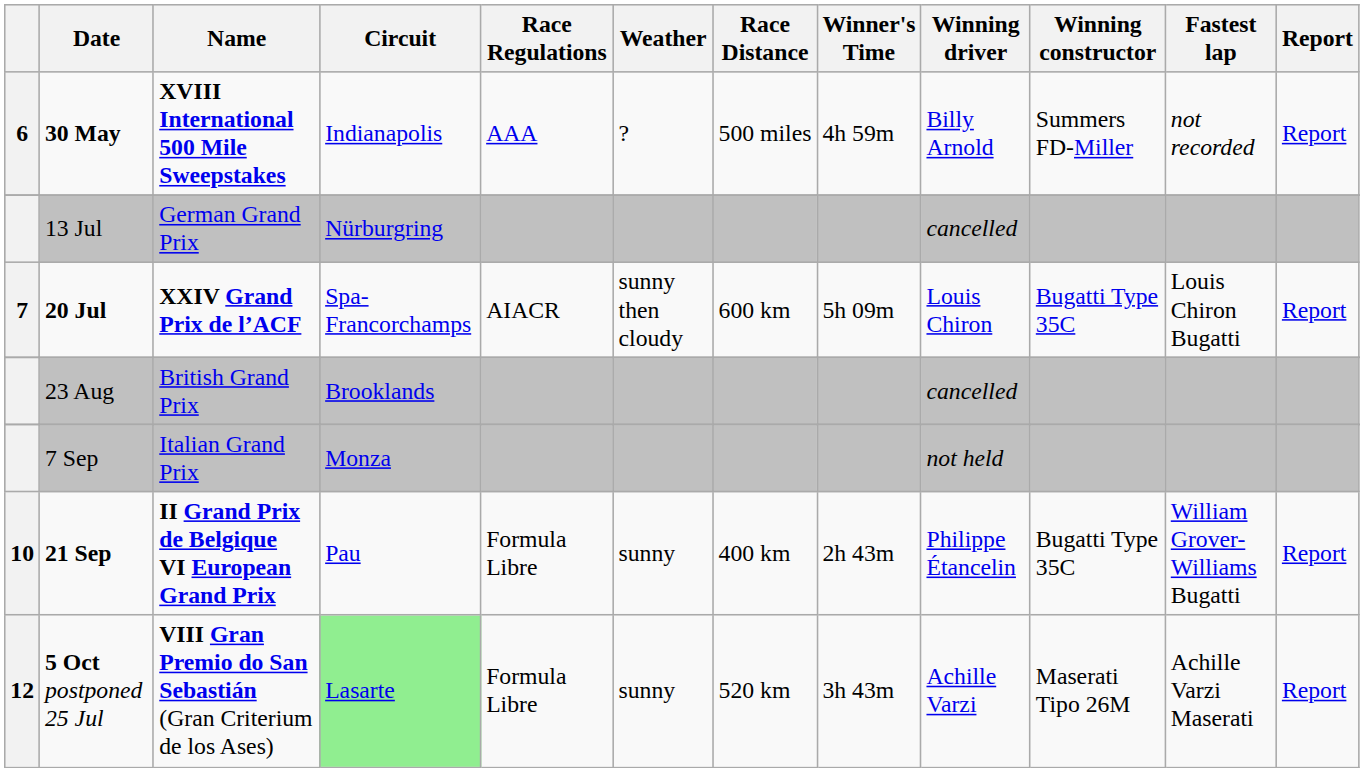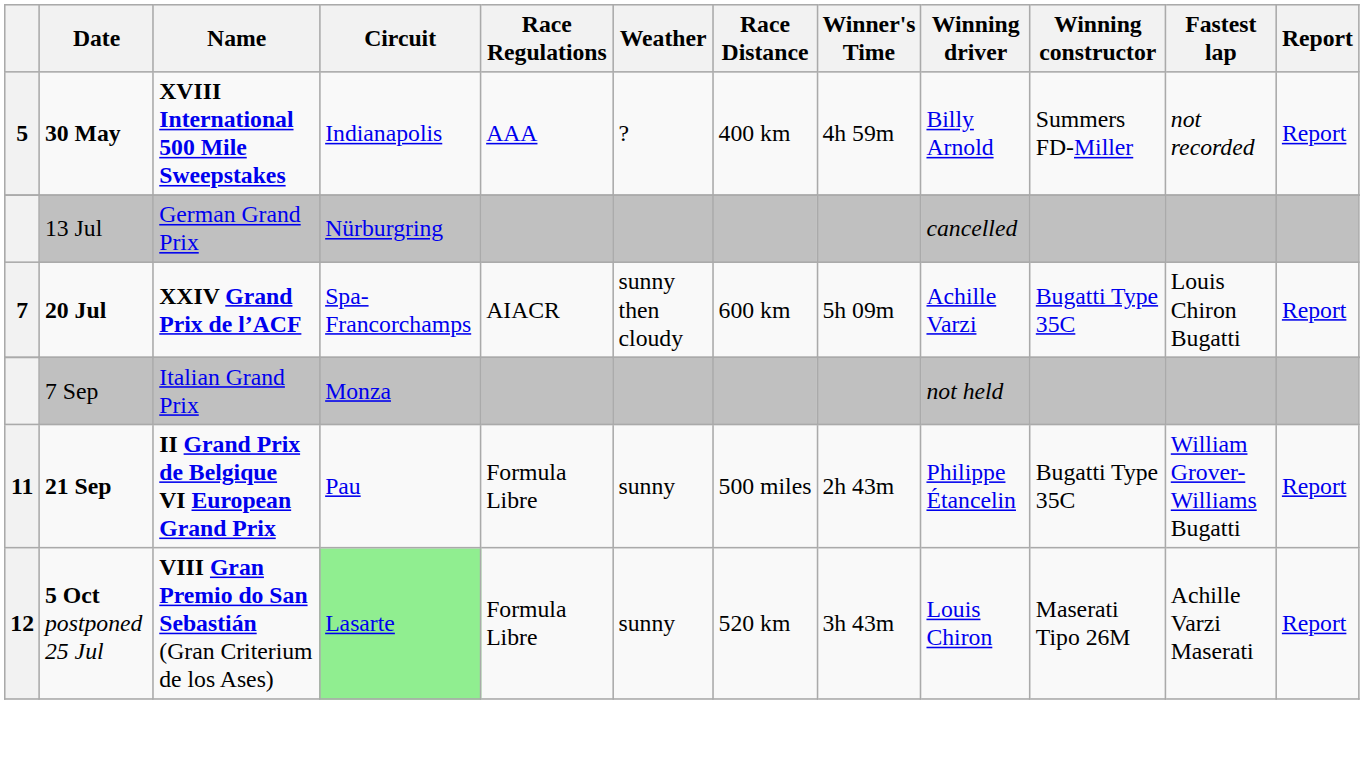(22, 133) 6 -> (22, 133) 5
(765, 133) 500 miles -> (754, 133) 400 km
(959, 310) Louis Chiron -> (961, 310) Achille Varzi
- row: (80, 391)
(22, 553) 10 -> (22, 486) 11
(754, 553) 400 km -> (765, 486) 500 miles
(961, 691) Achille Varzi -> (959, 623) Louis Chiron
